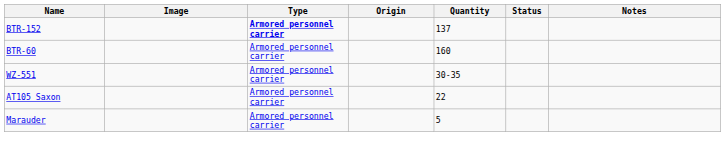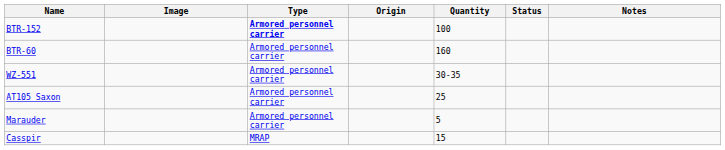(443, 29) 137 -> (443, 29) 100
(441, 97) 22 -> (441, 97) 25
+ row: (24, 138)
